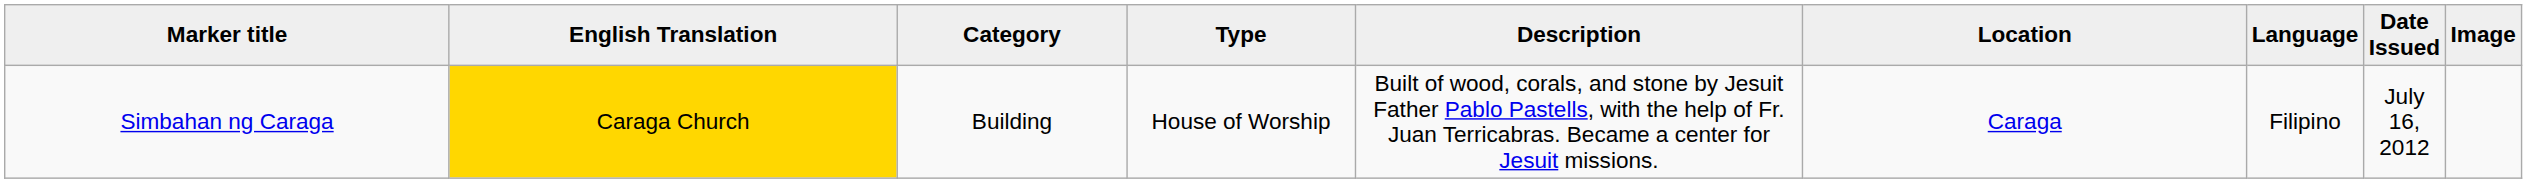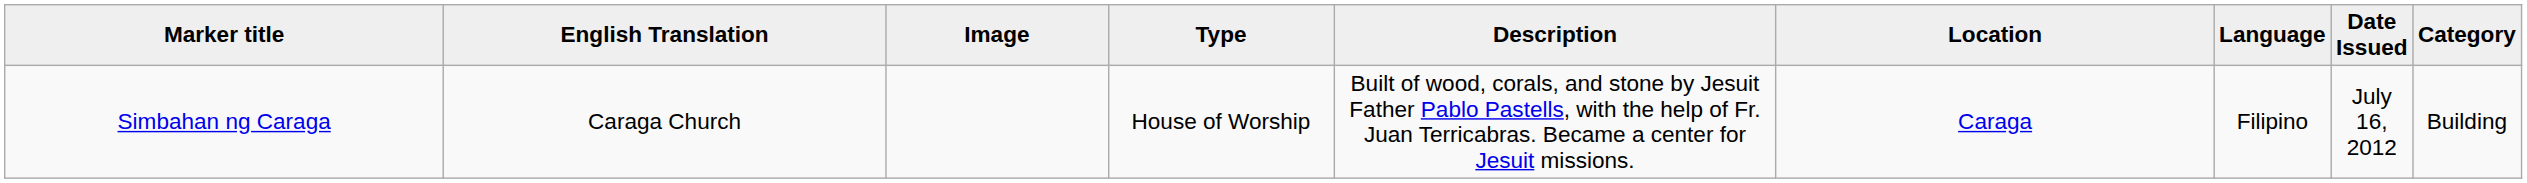columns swapped: (1012, 35) <-> (2483, 35)
(673, 121) gold background -> (665, 121) no background
